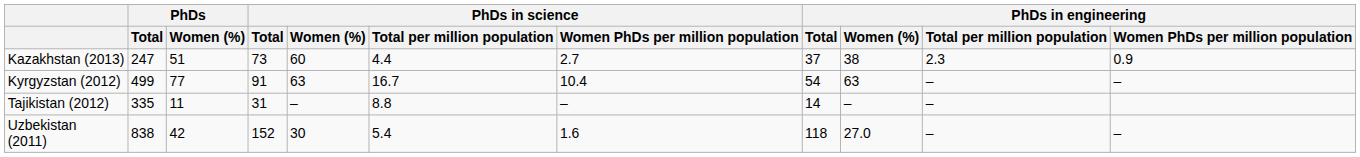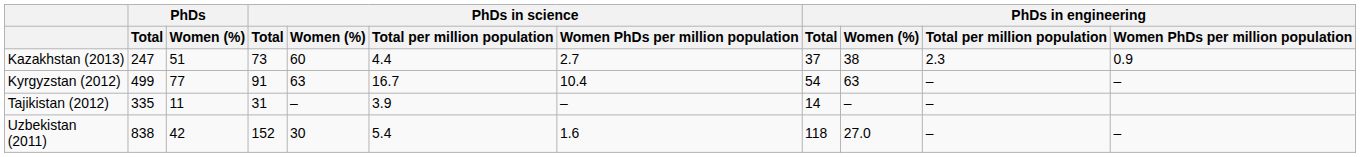(382, 103) 8.8 -> (382, 103) 3.9
